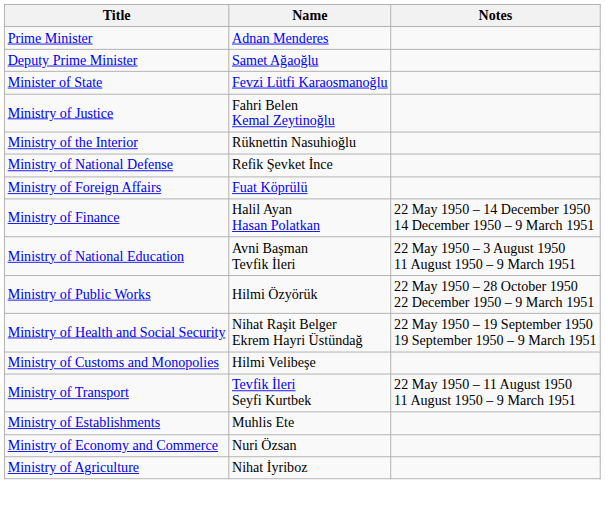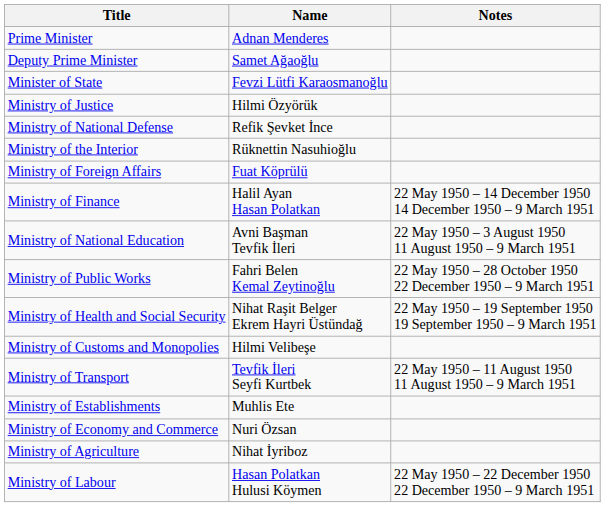(283, 112) Fahri Belen Kemal Zeytinoğlu -> (275, 104) Hilmi Özyörük
rows swapped: (90, 165) <-> (73, 143)
(275, 294) Hilmi Özyörük -> (283, 278) Fahri Belen Kemal Zeytinoğlu
+ row: (62, 482)
